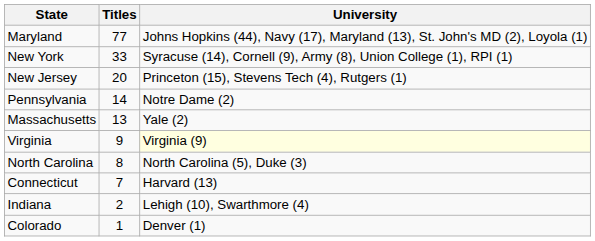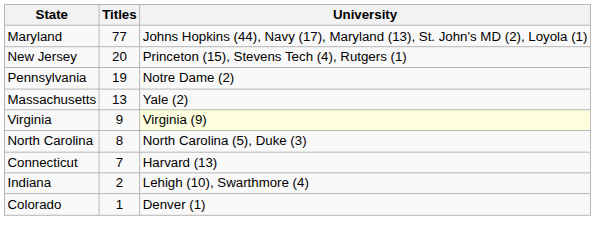- row: (36, 57)
(119, 99) 14 -> (119, 78) 19
